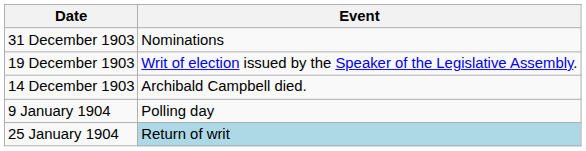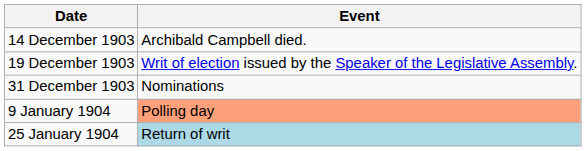rows swapped: (71, 87) <-> (71, 39)
(178, 110) no background -> (178, 110) lightsalmon background
